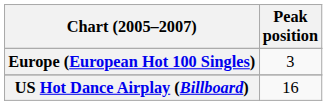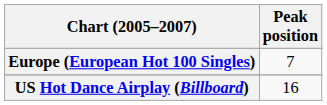(290, 61) 3 -> (290, 61) 7
